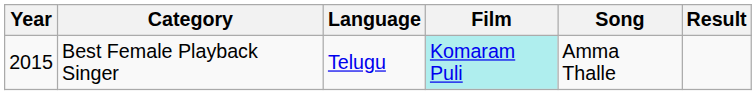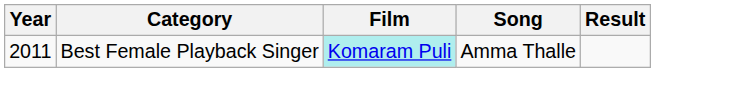- column: (374, 20)
(31, 62) 2015 -> (30, 51) 2011
